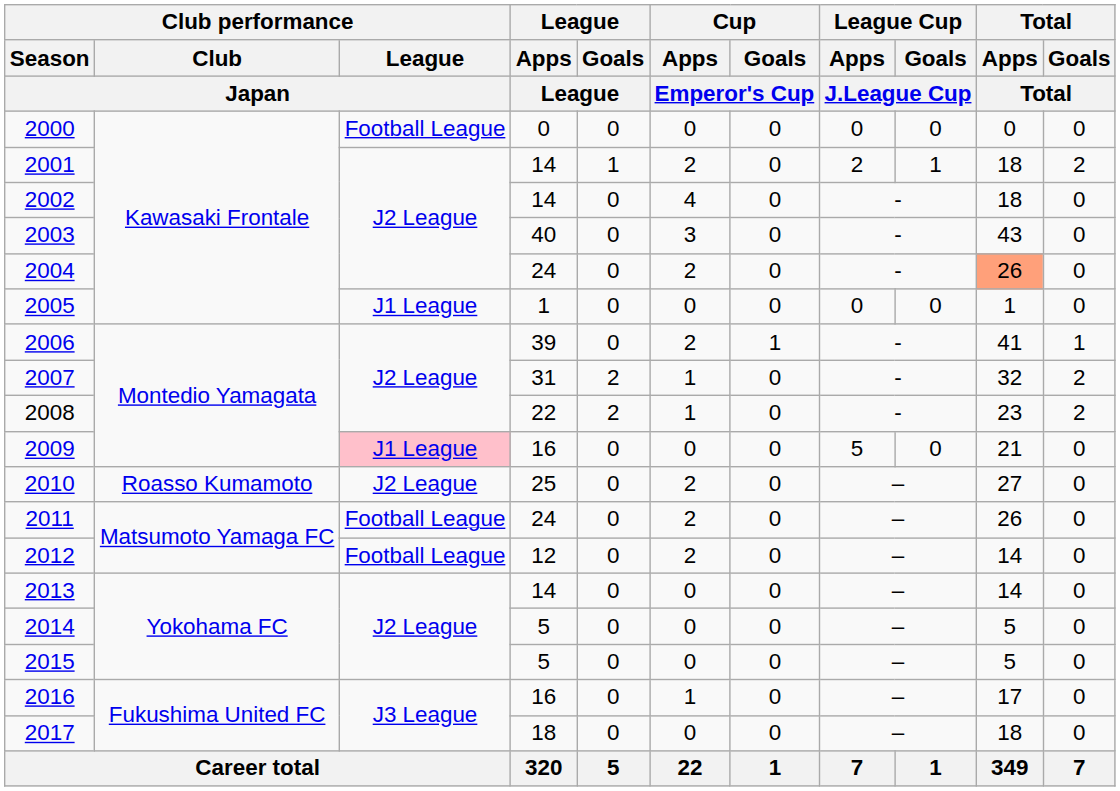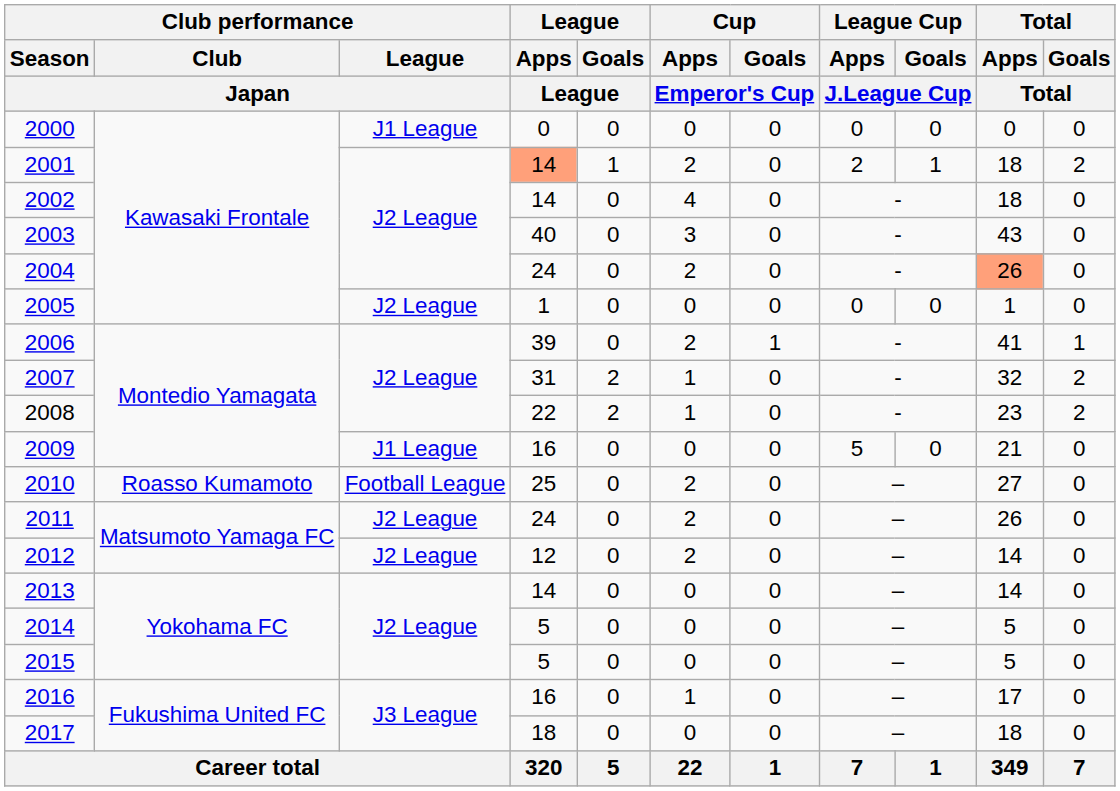(425, 128) Football League -> (425, 128) J1 League
(544, 164) no background -> (544, 164) lightsalmon background
(425, 306) J1 League -> (425, 306) J2 League
(425, 448) pink background -> (425, 448) no background
(425, 484) J2 League -> (425, 484) Football League
(425, 519) Football League -> (425, 519) J2 League
(425, 555) Football League -> (425, 555) J2 League
